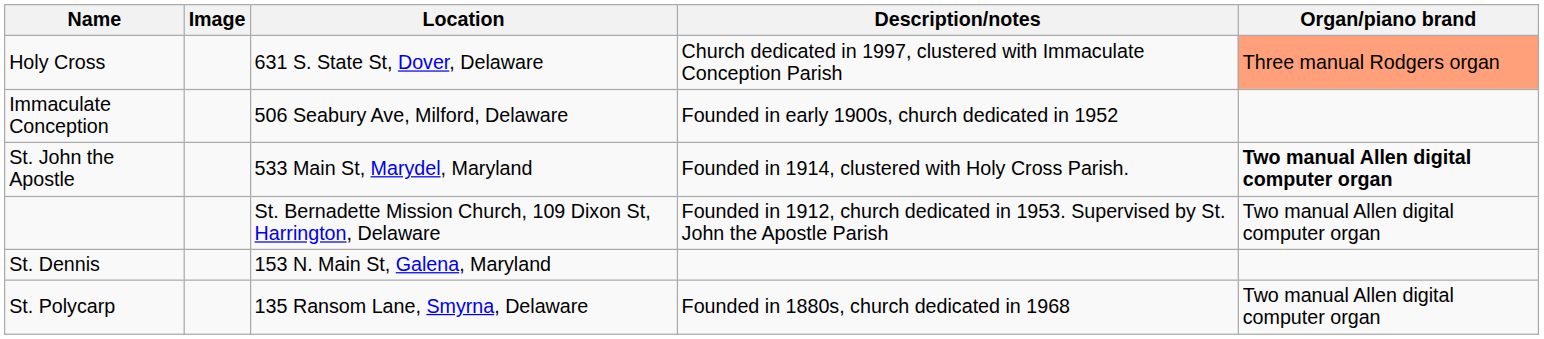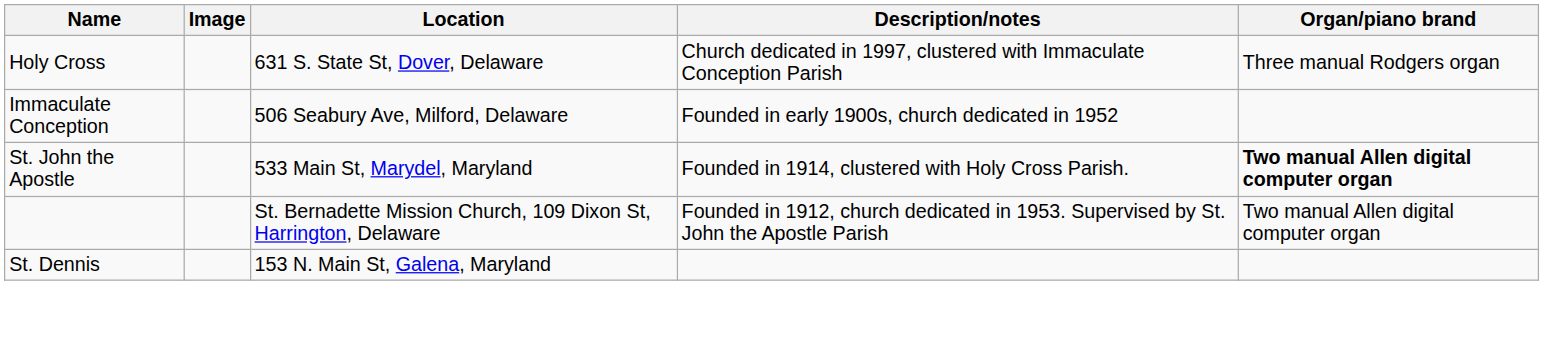(1371, 62) lightsalmon background -> (1371, 62) no background
- row: (62, 307)
